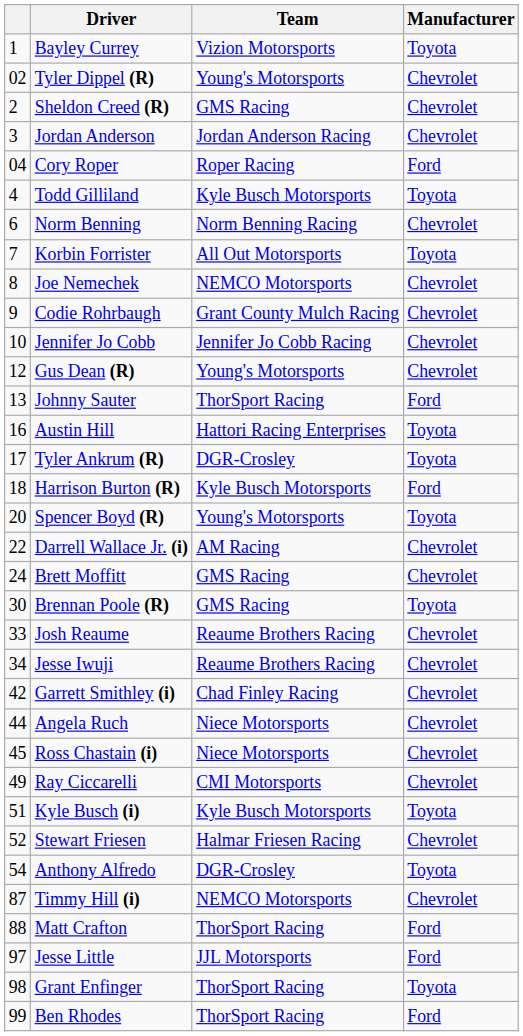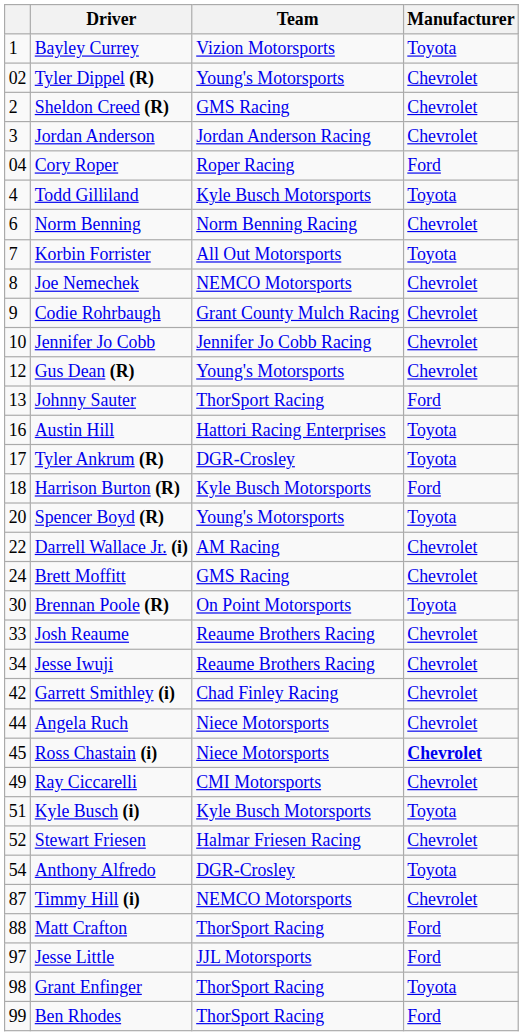(243, 605) GMS Racing -> (274, 605) On Point Motorsports
(442, 752) normal -> (445, 752) bold
